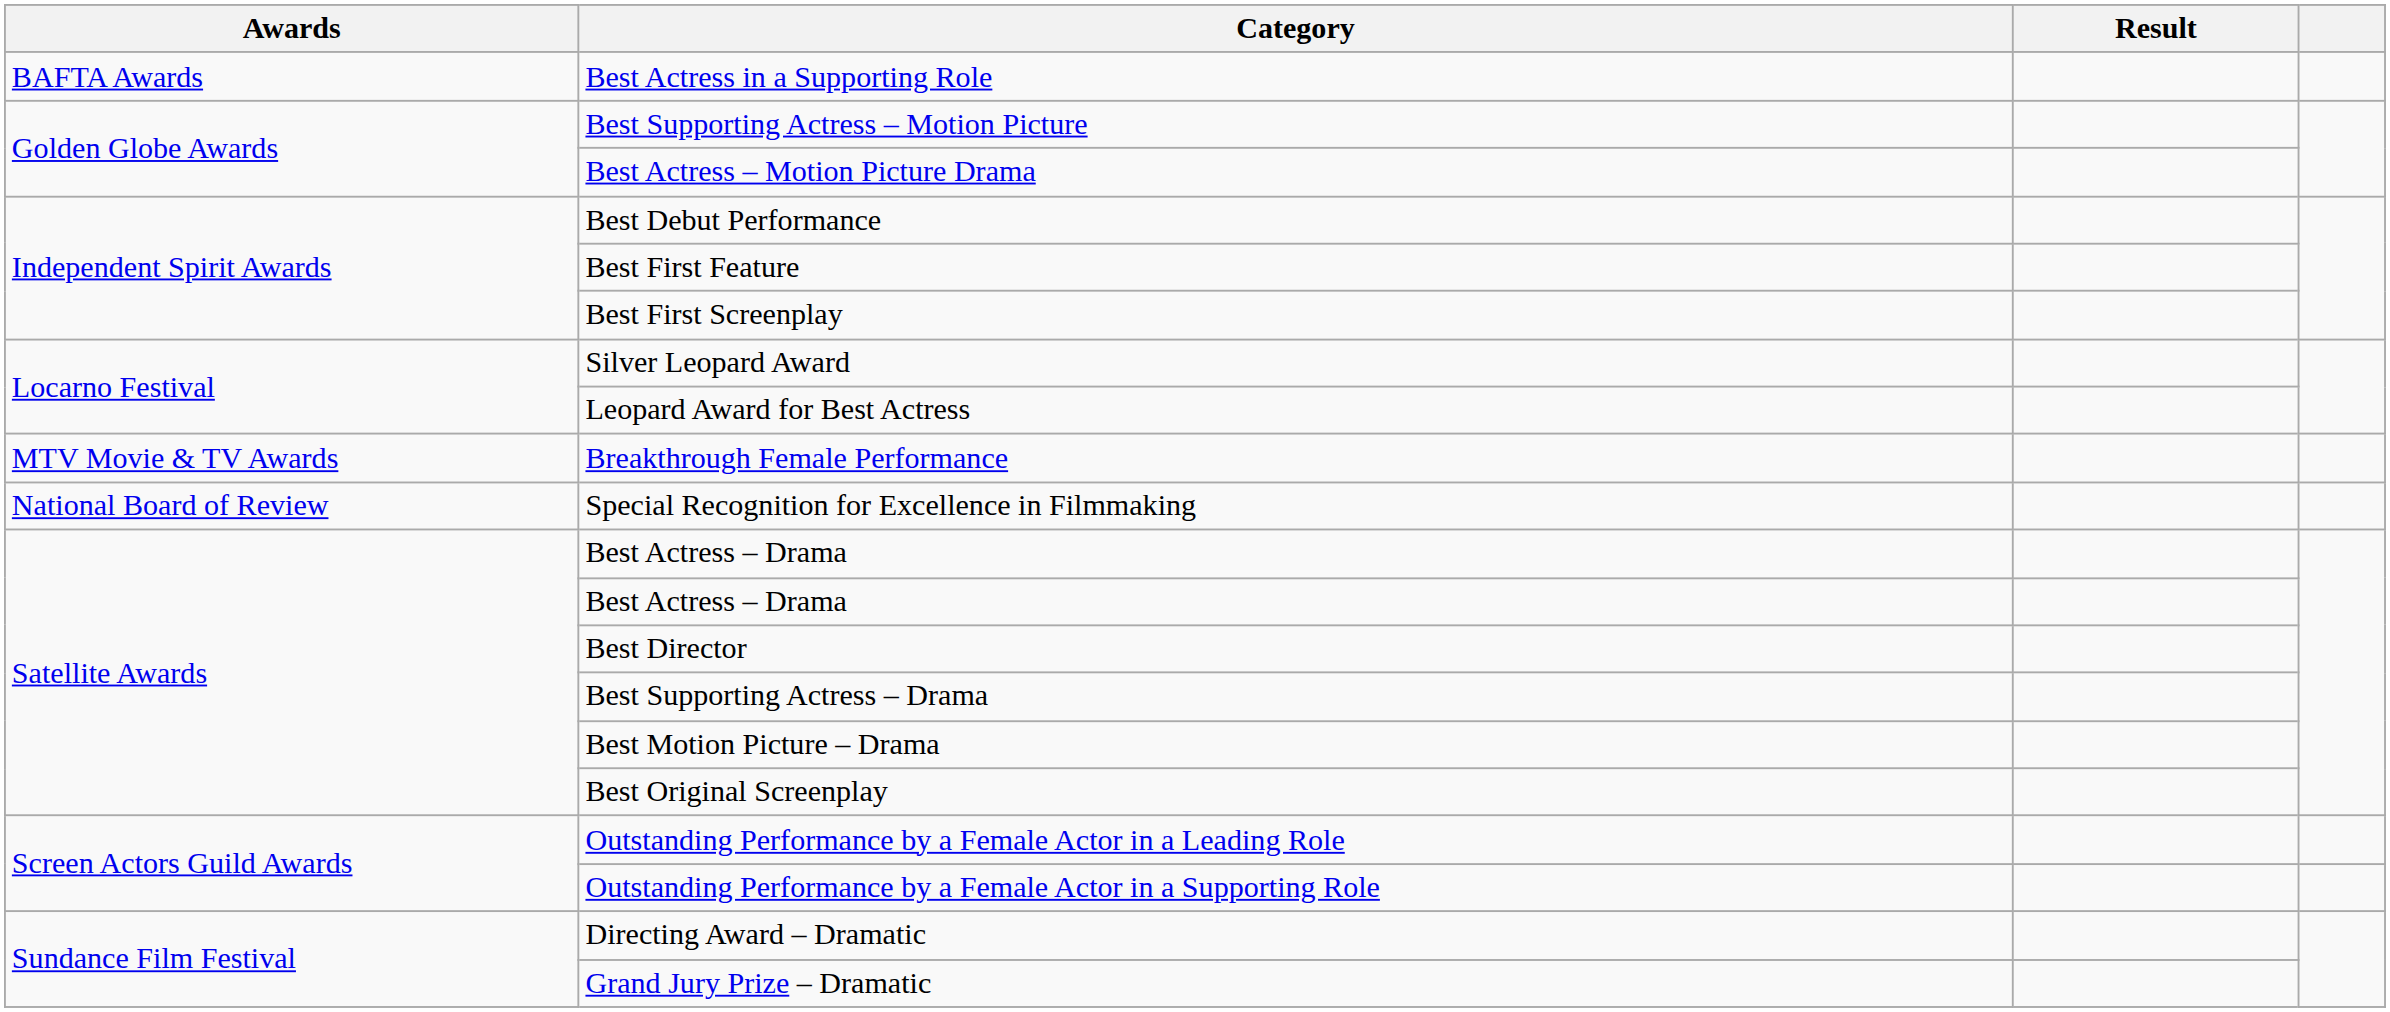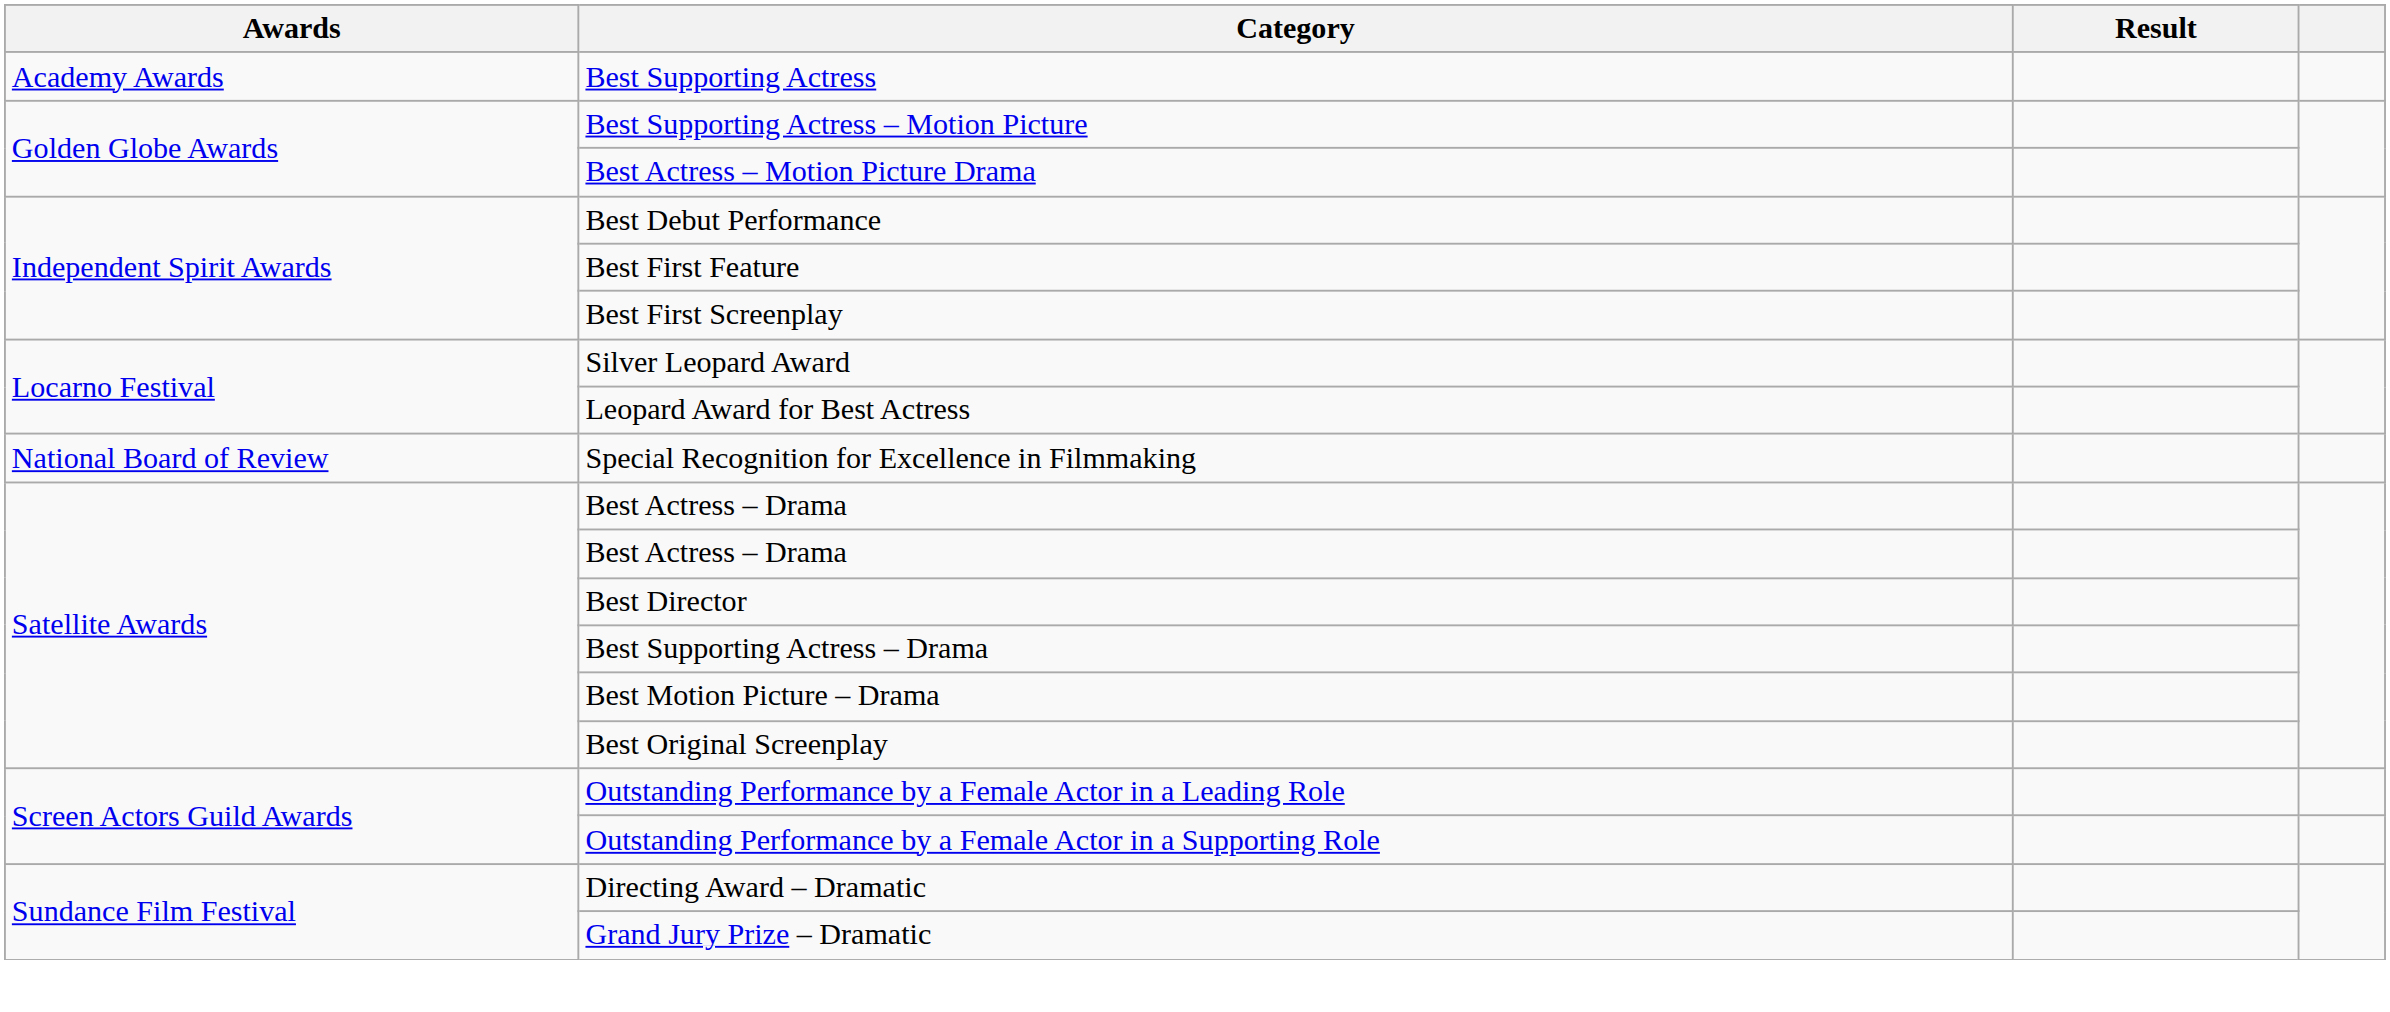+ row: (118, 76)
- row: (107, 76)
- row: (175, 457)
